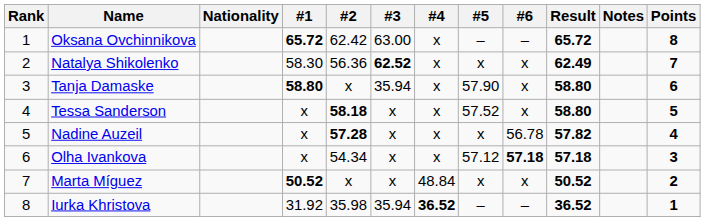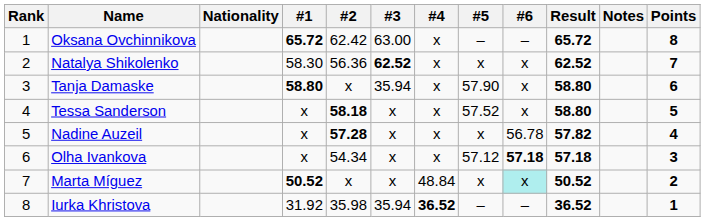(573, 63) 62.49 -> (573, 63) 62.52
(525, 181) no background -> (525, 181) paleturquoise background
